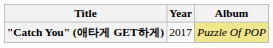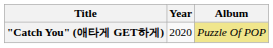(181, 32) 2017 -> (181, 32) 2020
